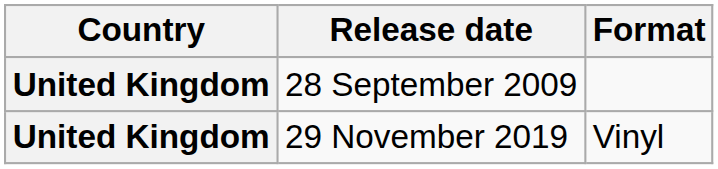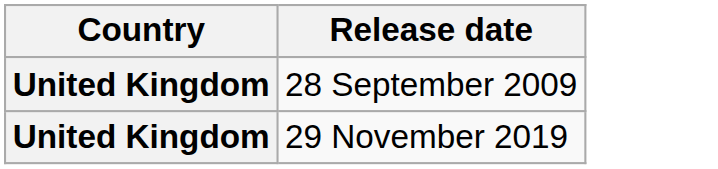- column: (649, 30)
